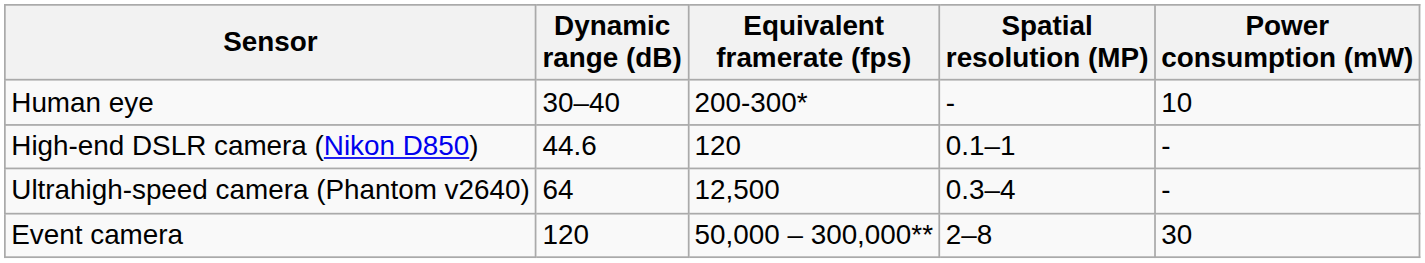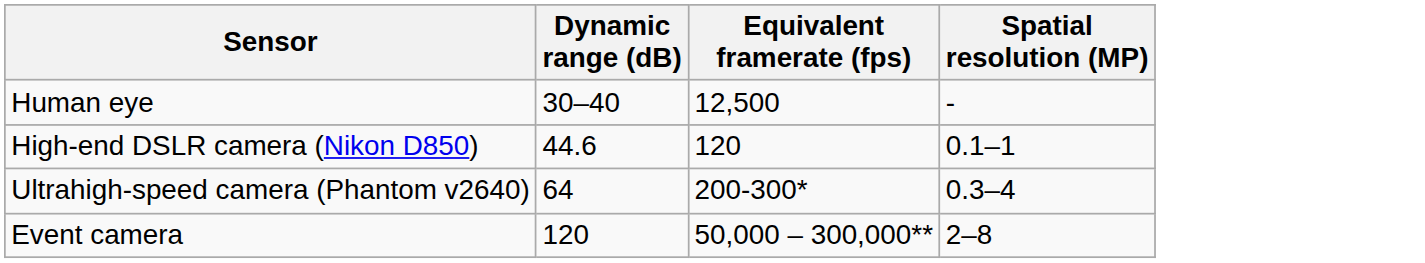- column: (1287, 42)
(751, 102) 200-300* -> (737, 102) 12,500
(737, 190) 12,500 -> (751, 190) 200-300*
